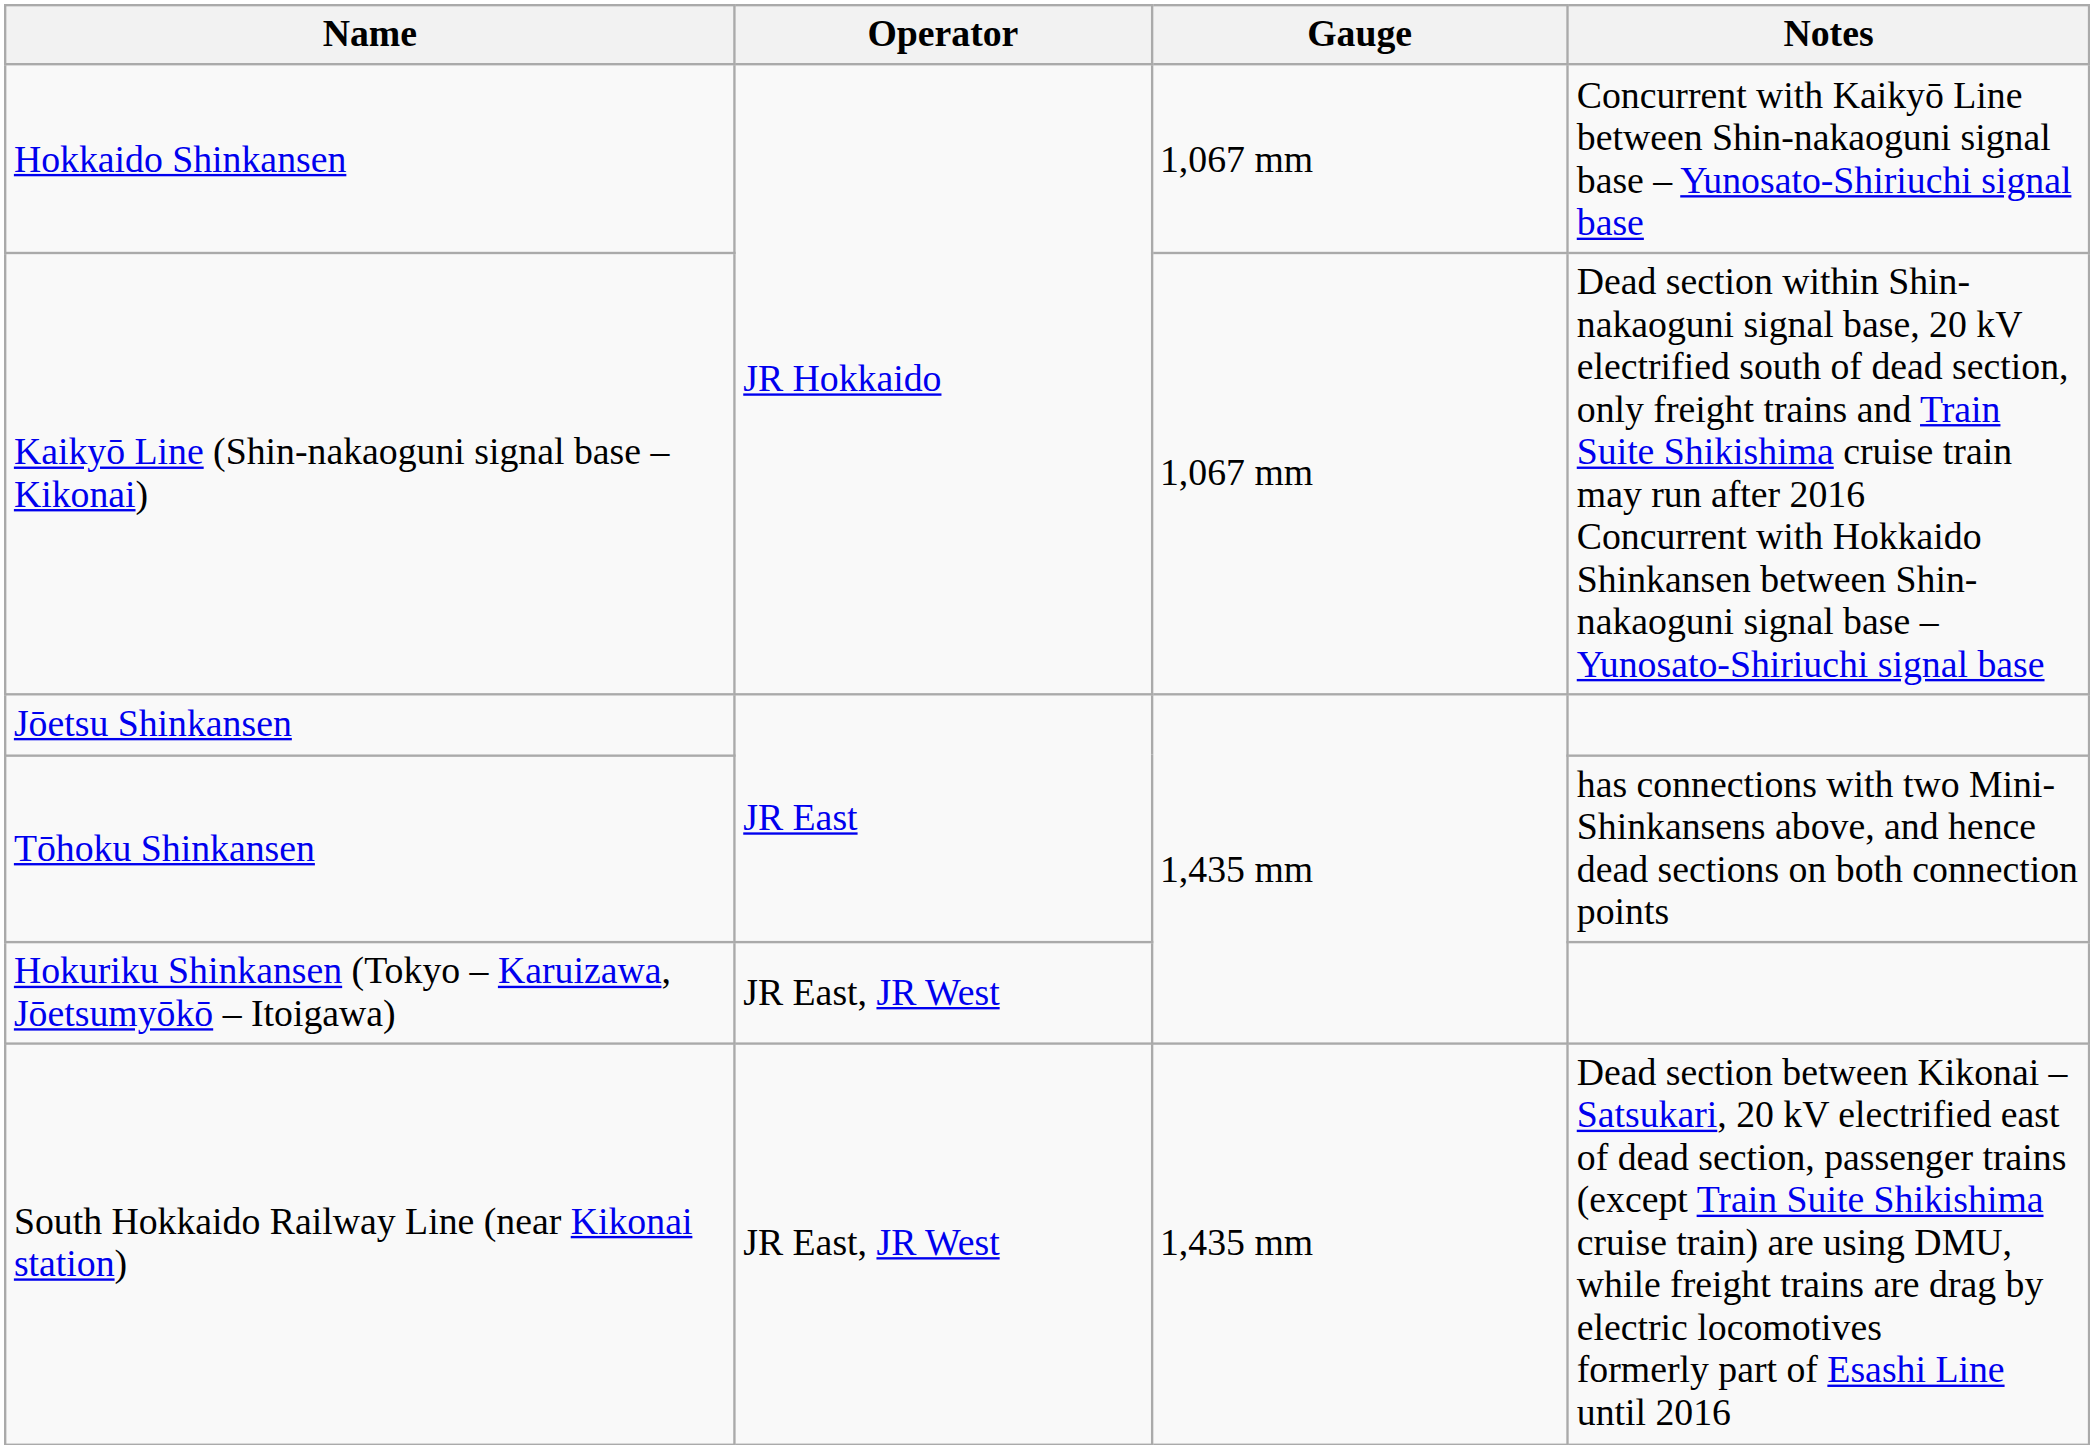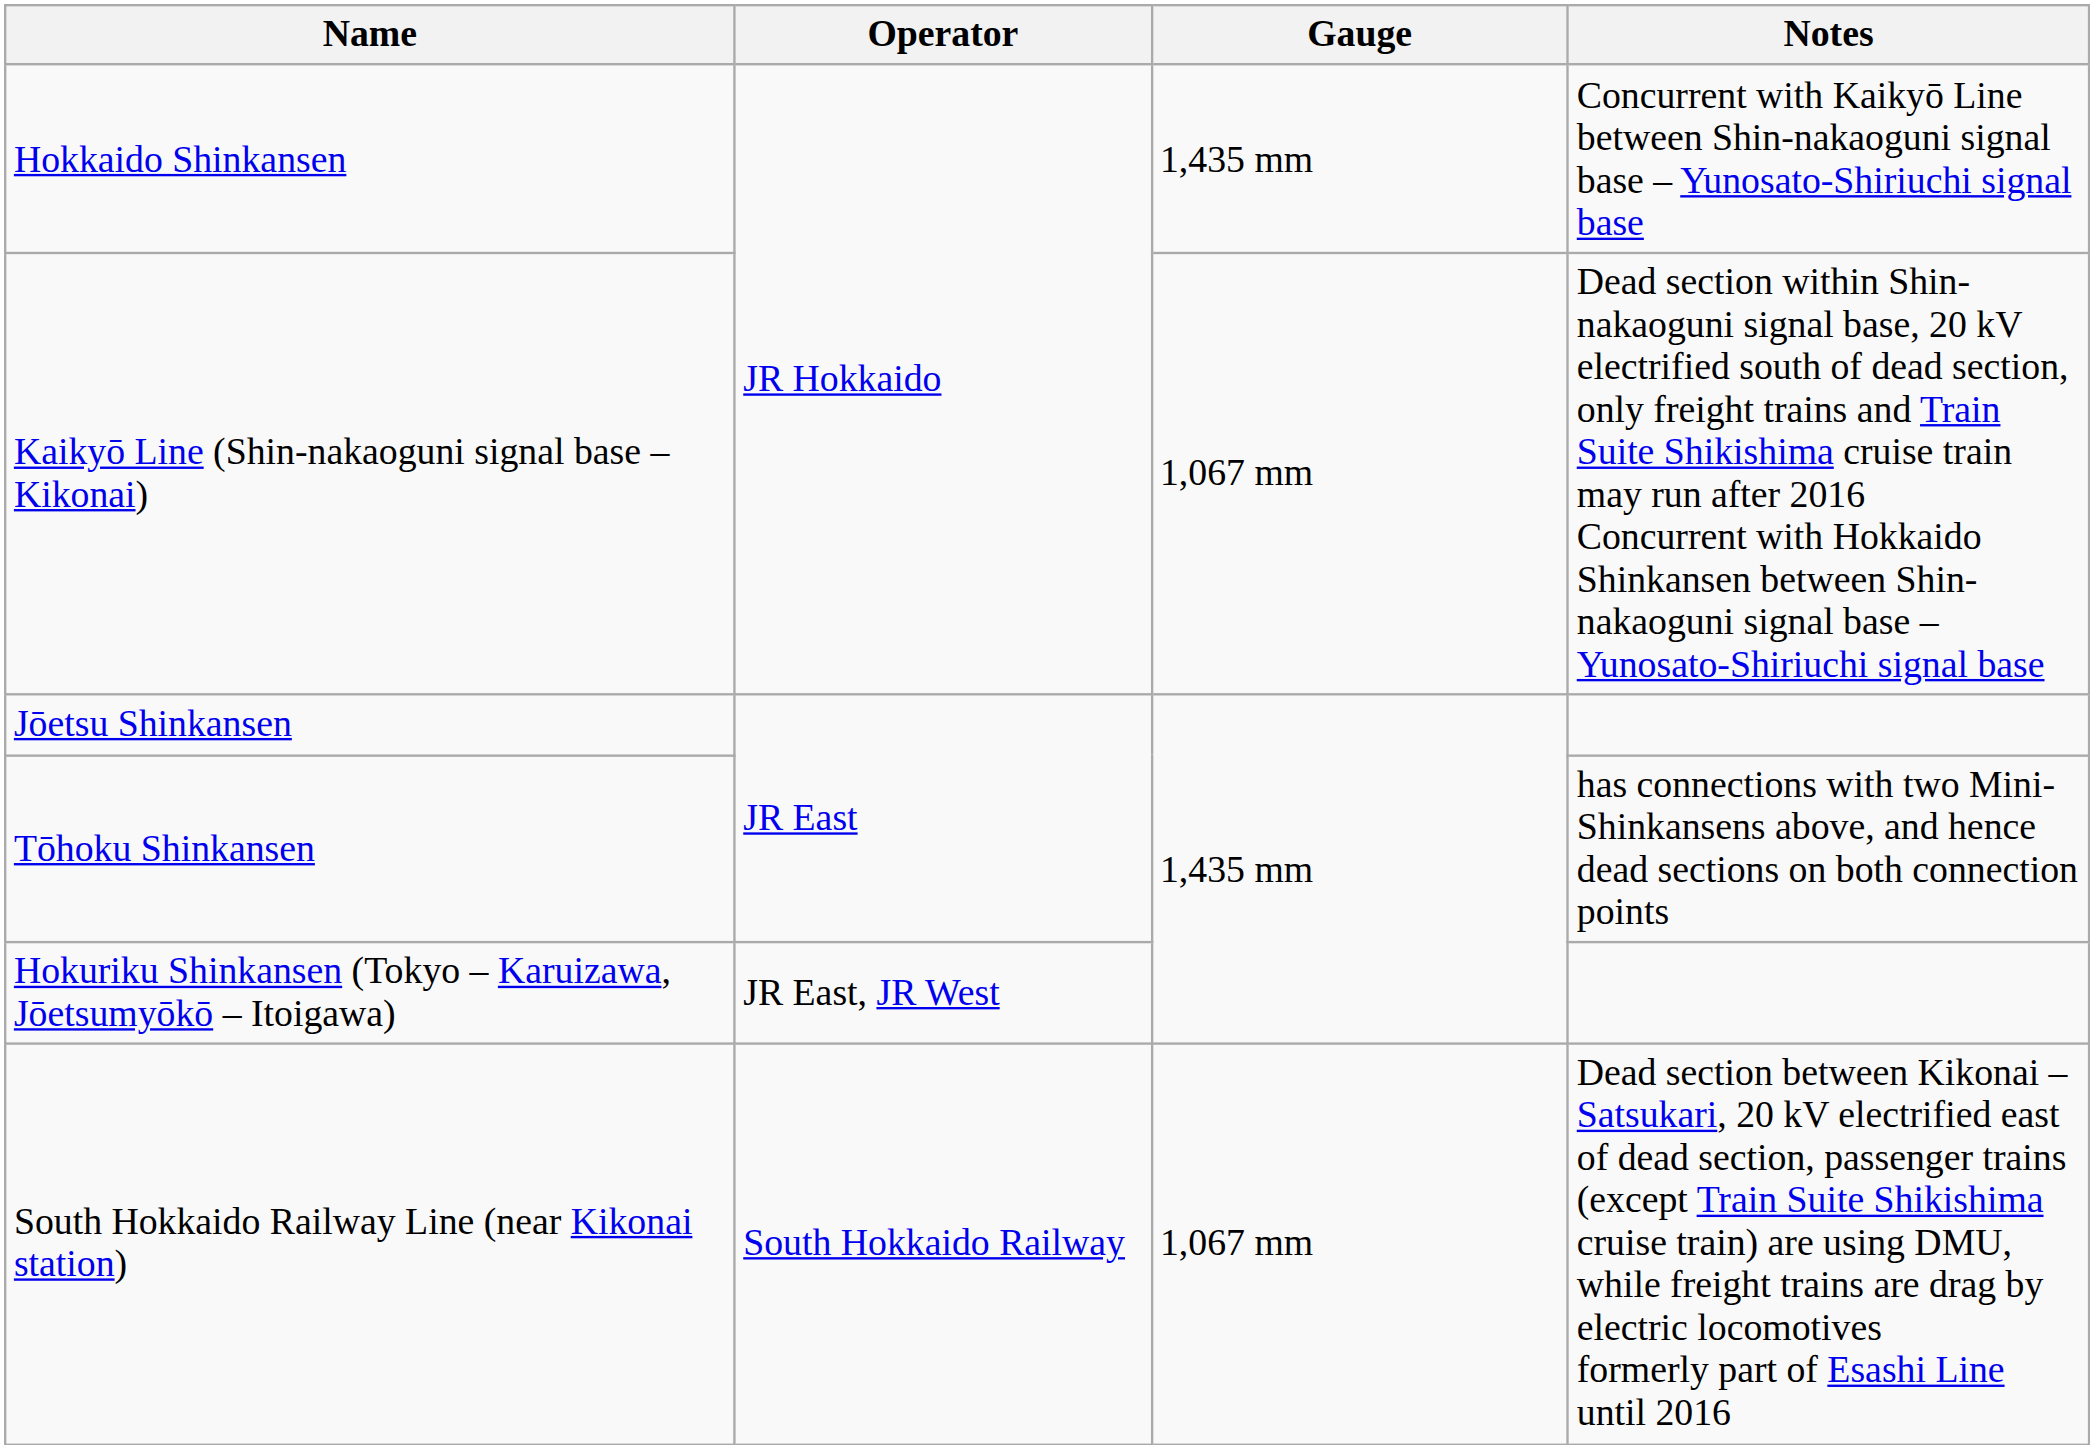(1237, 158) 1,067 mm -> (1237, 158) 1,435 mm
(871, 1243) JR East, JR West -> (934, 1243) South Hokkaido Railway
(1237, 1243) 1,435 mm -> (1237, 1243) 1,067 mm
